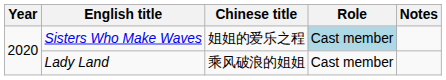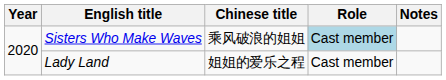(256, 38) 姐姐的爱乐之程 -> (256, 38) 乘风破浪的姐姐
(256, 62) 乘风破浪的姐姐 -> (256, 62) 姐姐的爱乐之程
